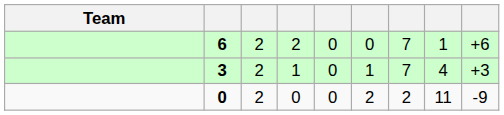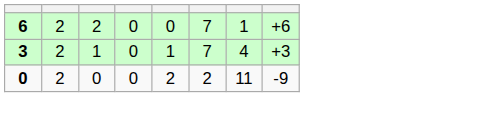- column: (104, 18)
